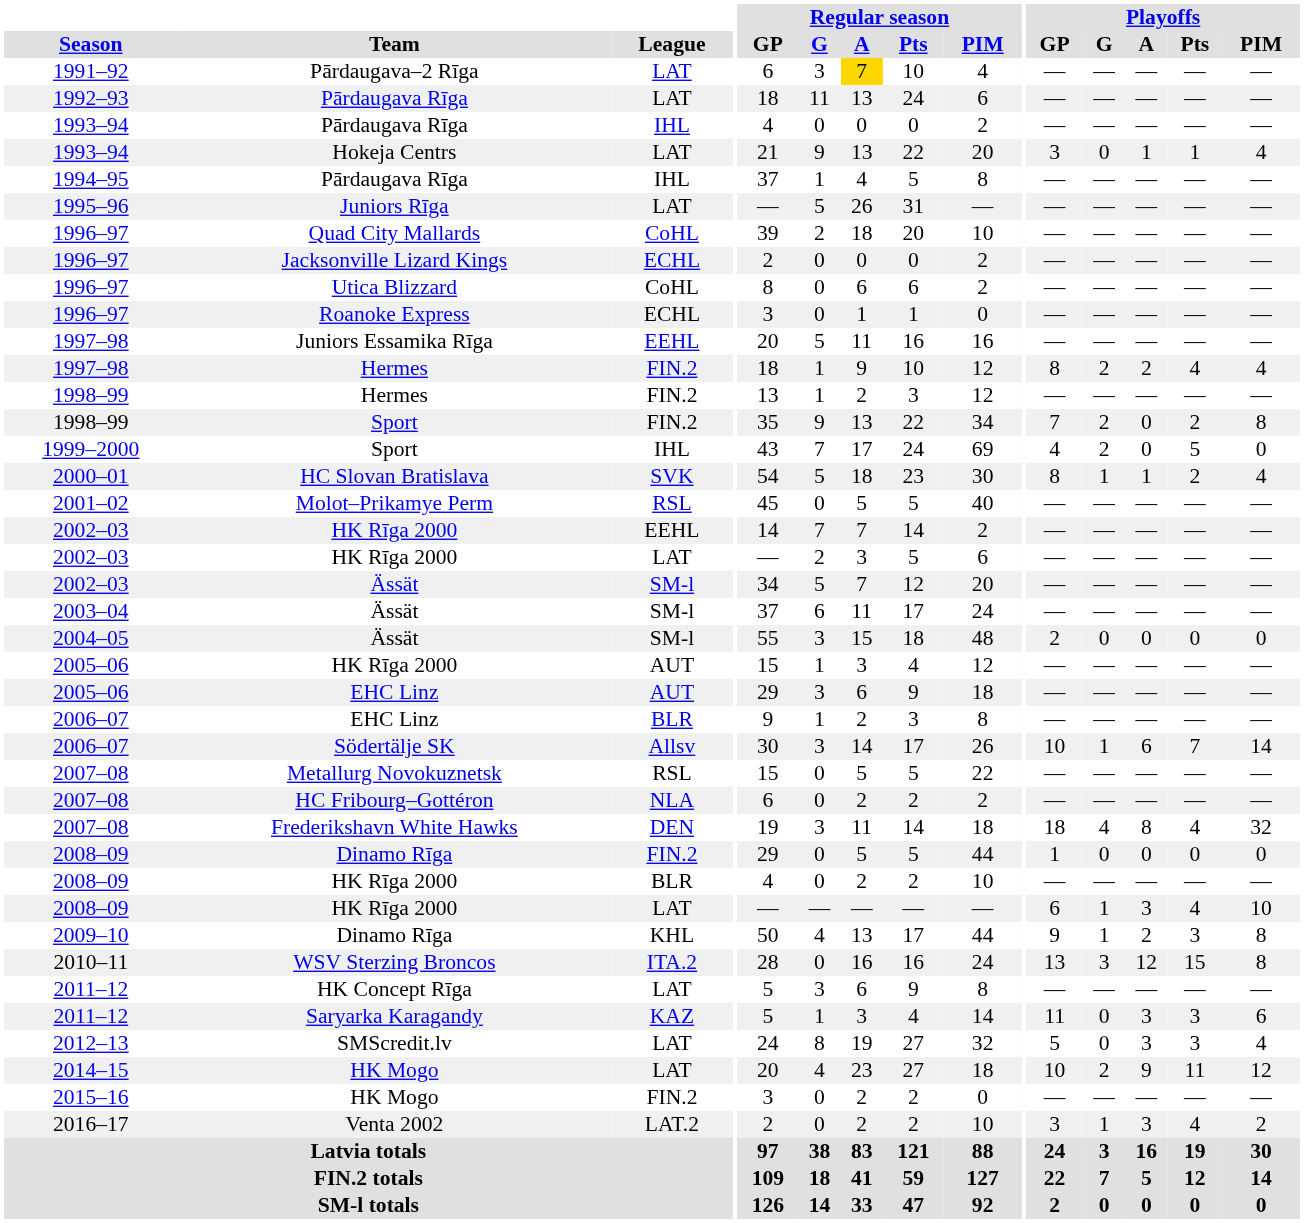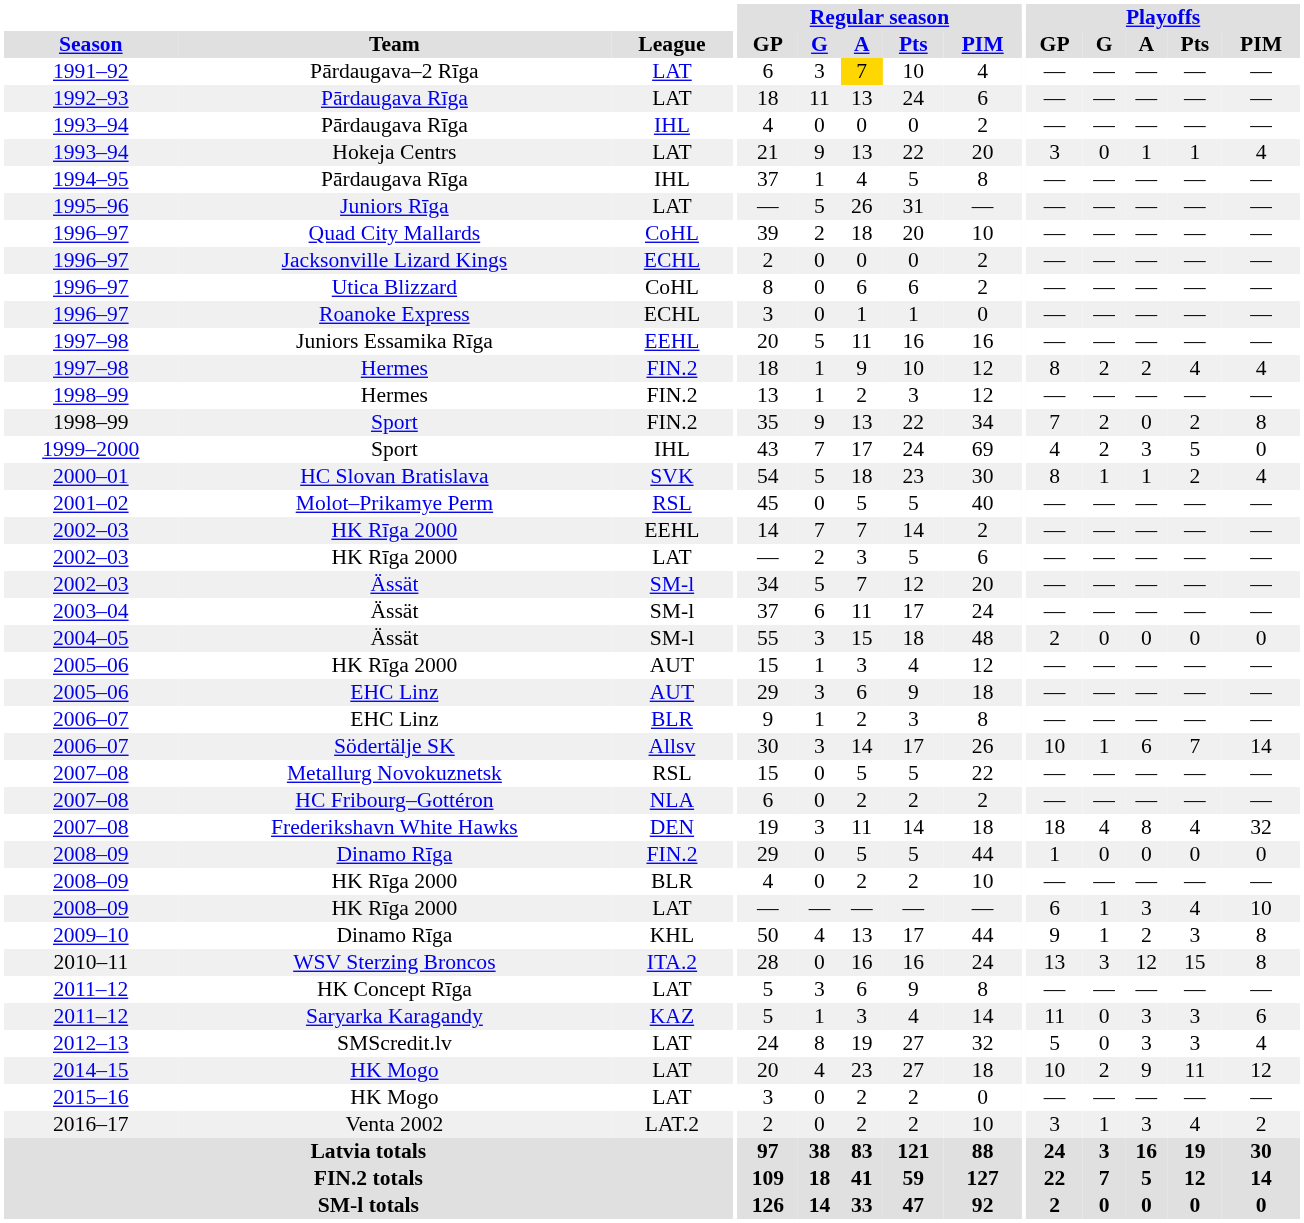(1146, 449) 0 -> (1146, 449) 3
(672, 1097) FIN.2 -> (672, 1097) LAT
